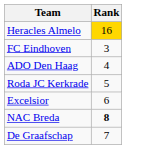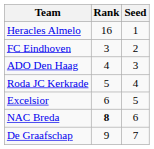+ column: (135, 13)
(106, 30) gold background -> (106, 30) no background
(106, 135) 7 -> (106, 135) 9
